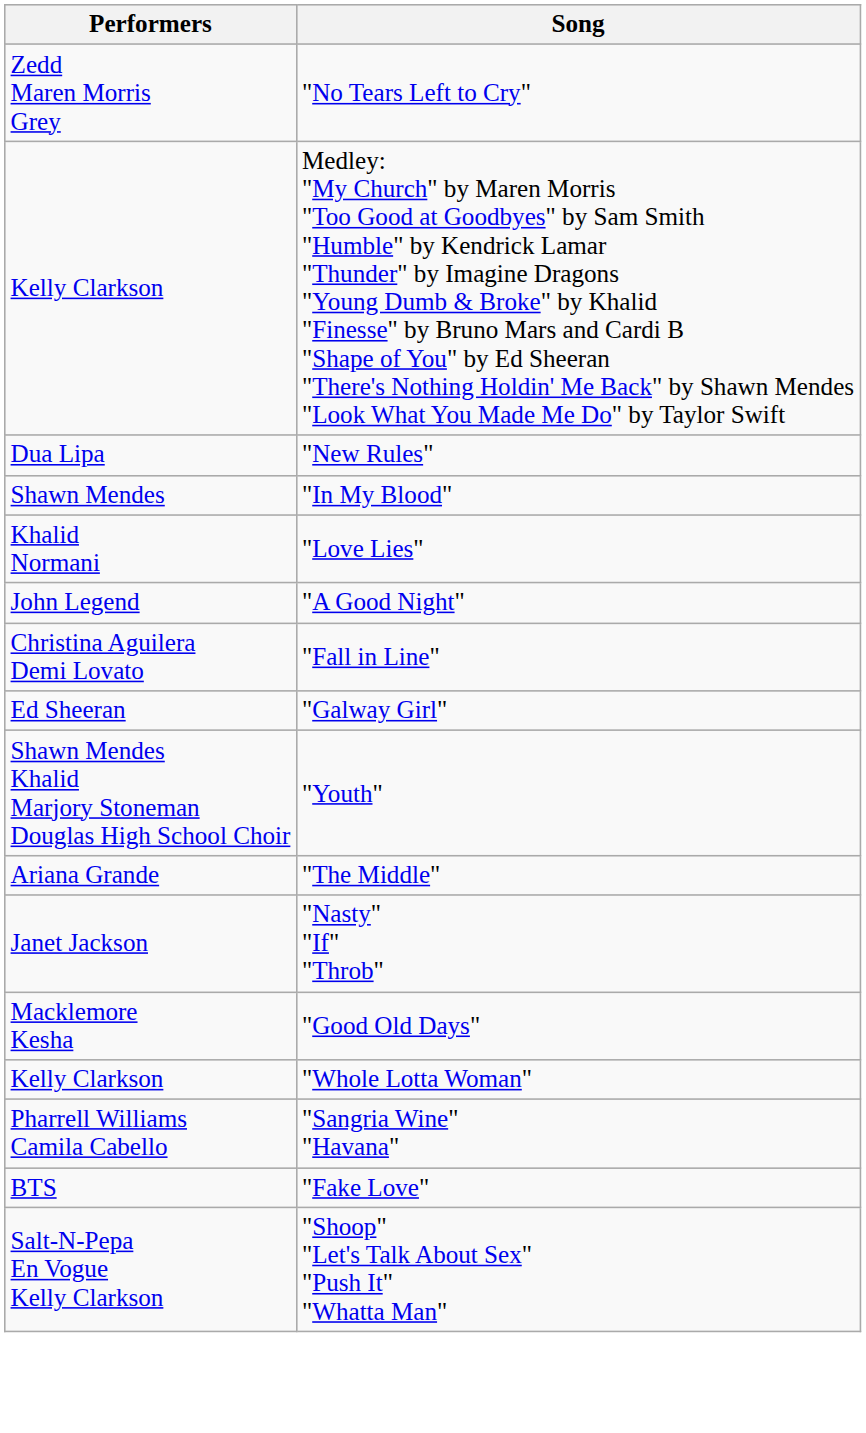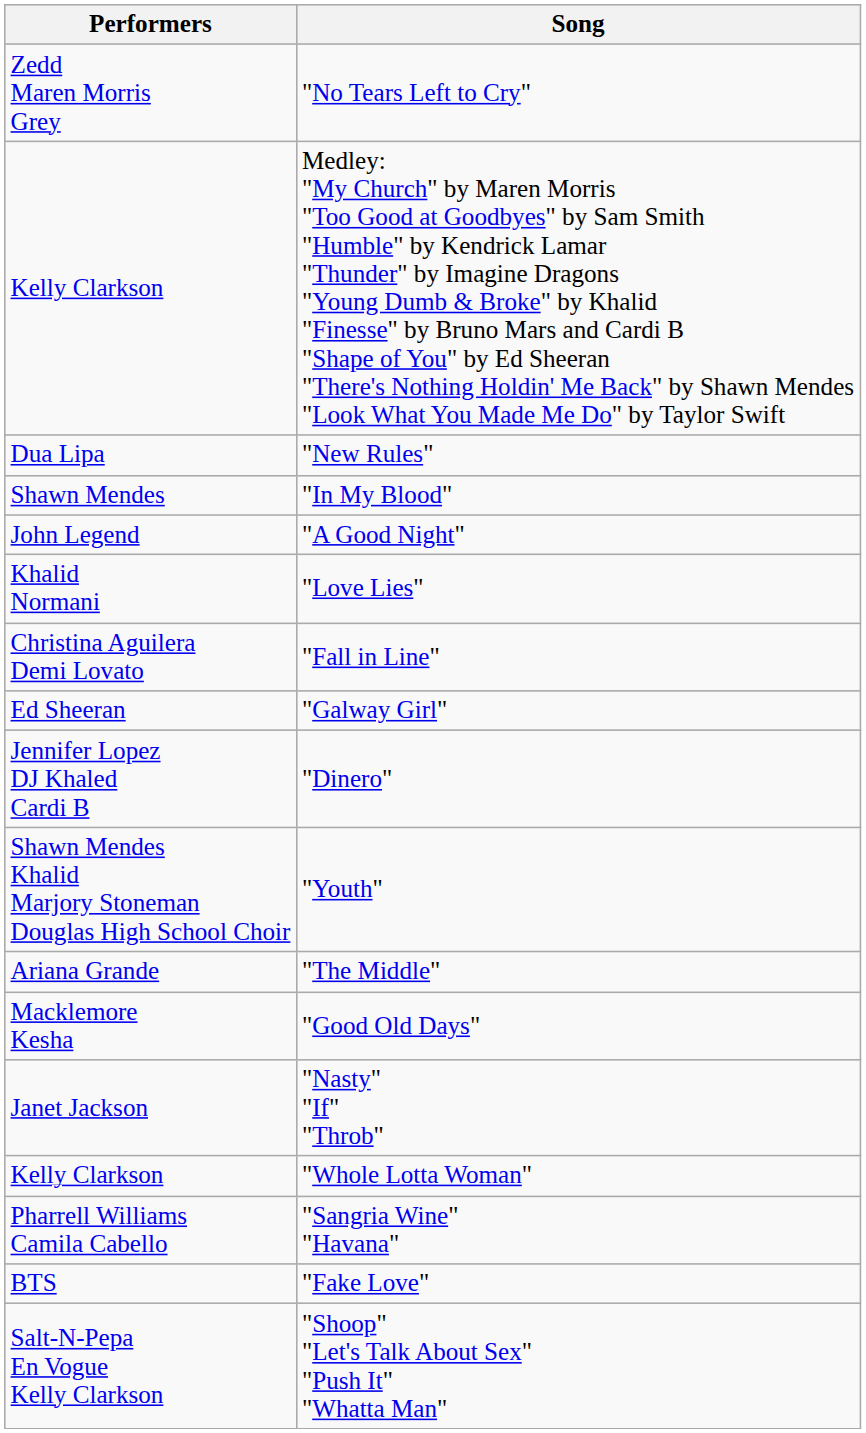rows swapped: (363, 548) <-> (383, 602)
+ row: (347, 778)
rows swapped: (343, 943) <-> (391, 1025)
